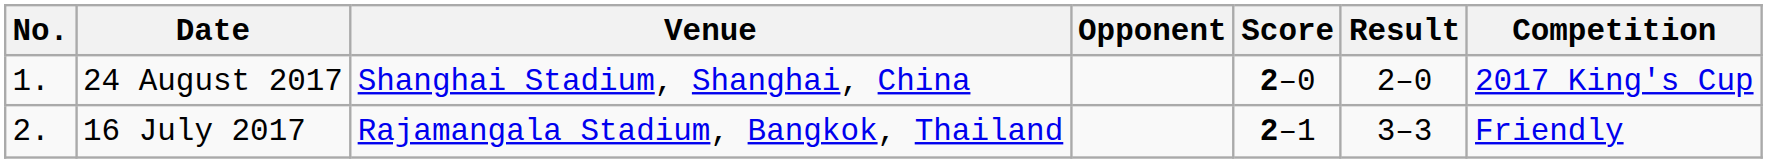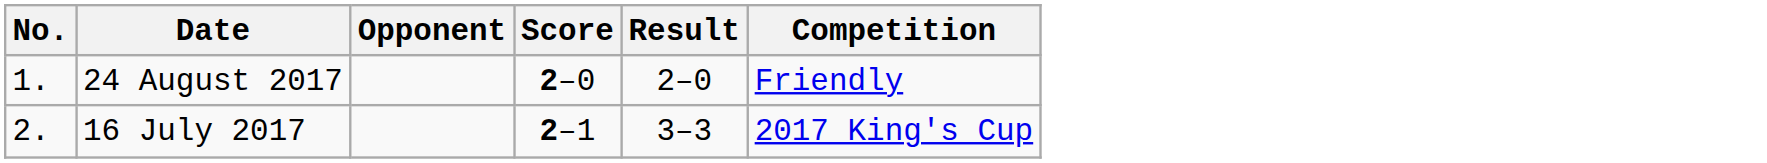- column: (710, 30)
(1614, 81) 2017 King's Cup -> (829, 81) Friendly
(1549, 131) Friendly -> (894, 131) 2017 King's Cup
